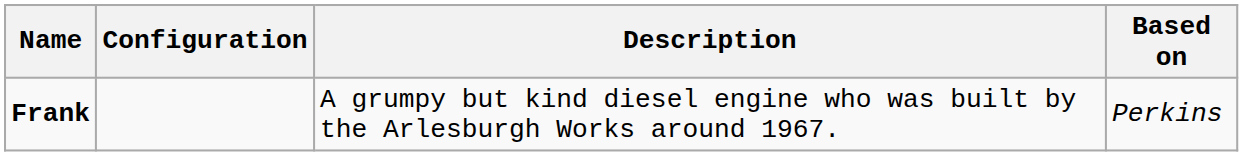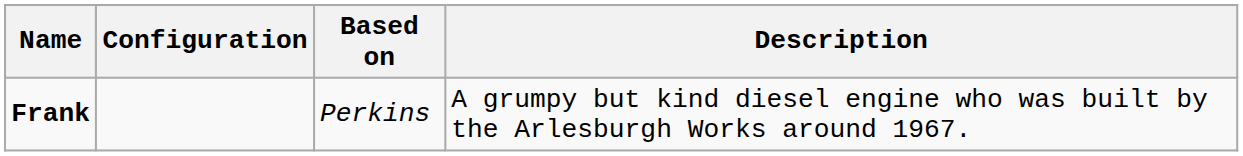columns swapped: (710, 42) <-> (1172, 42)
